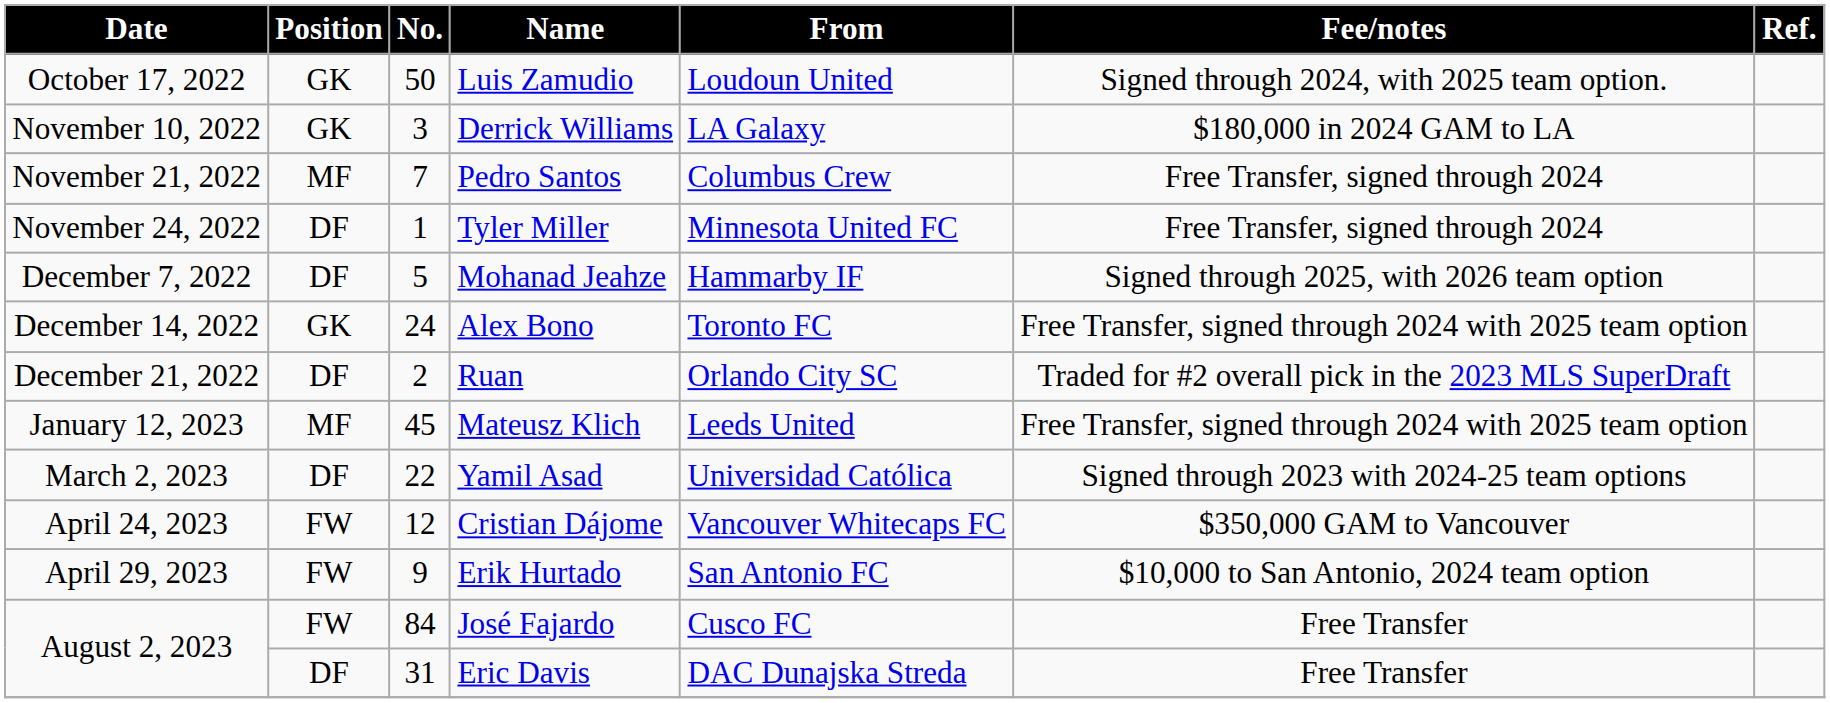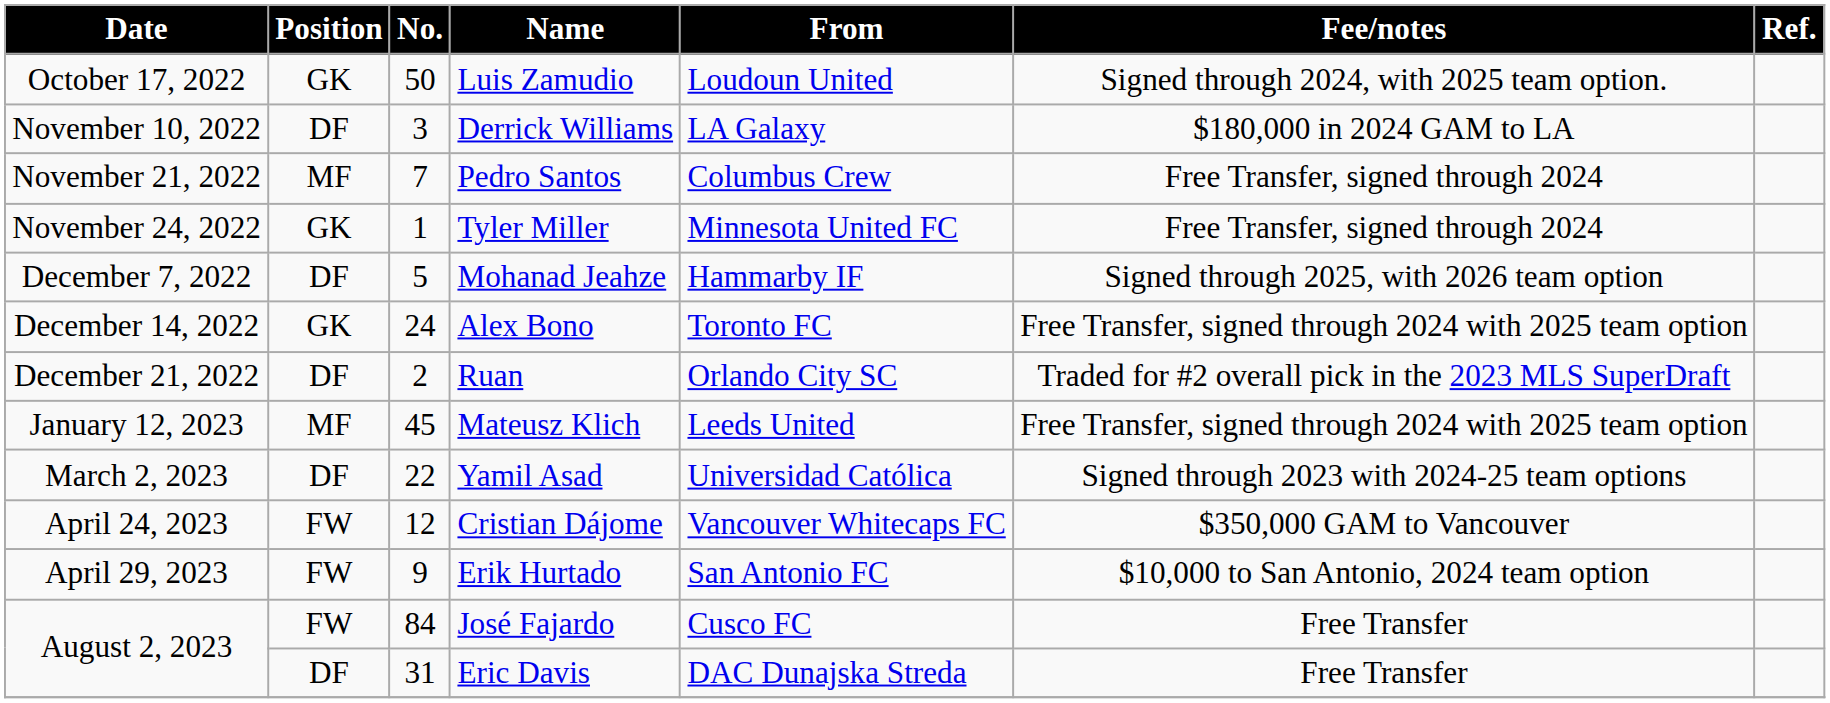(329, 128) GK -> (329, 128) DF
(329, 227) DF -> (329, 227) GK
